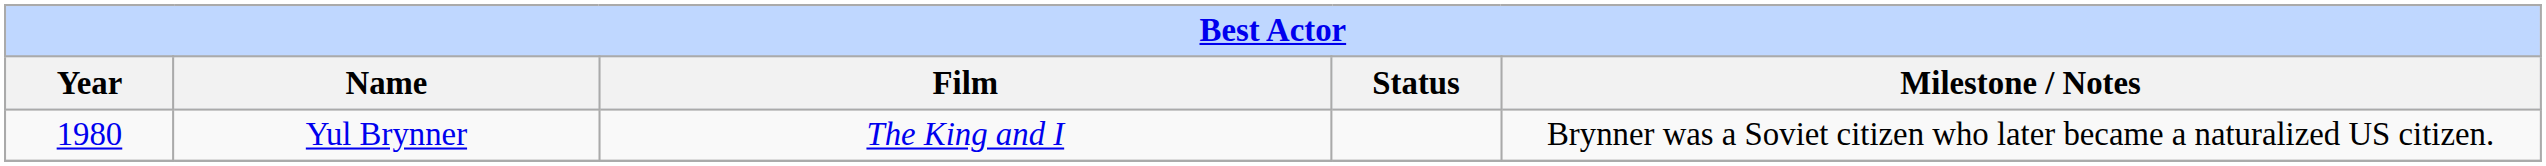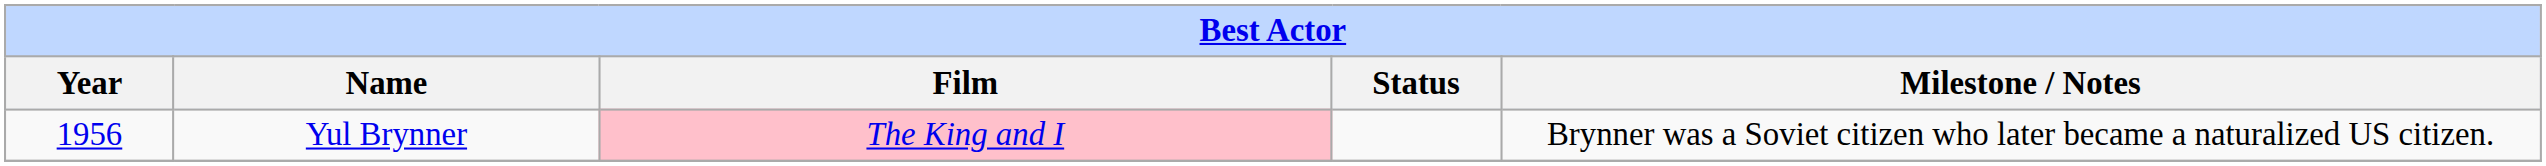(89, 134) 1980 -> (89, 134) 1956
(965, 134) no background -> (965, 134) pink background
